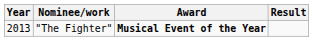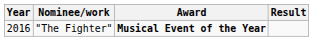(19, 29) 2013 -> (19, 29) 2016
